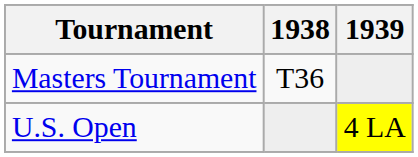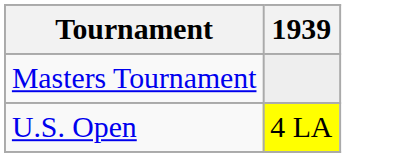- column: (300, 29)
